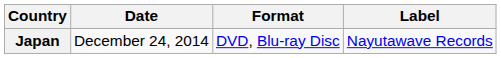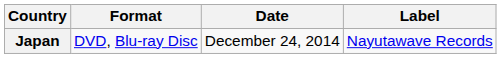columns swapped: (141, 16) <-> (278, 16)
